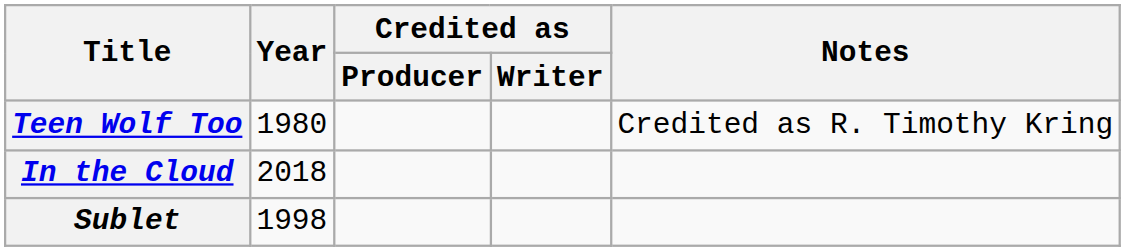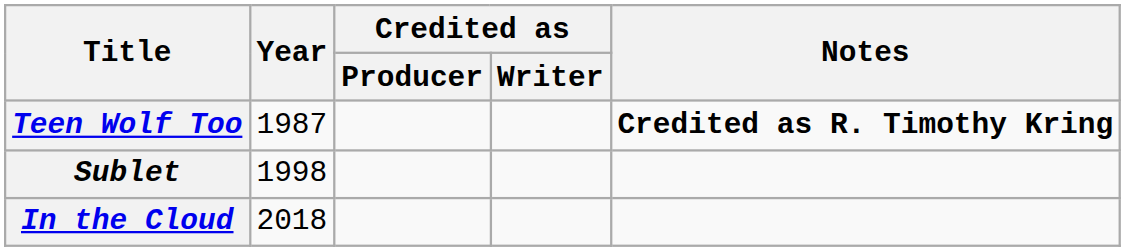(292, 125) 1980 -> (292, 125) 1987
(865, 125) normal -> (865, 125) bold
rows swapped: (127, 222) <-> (127, 173)
